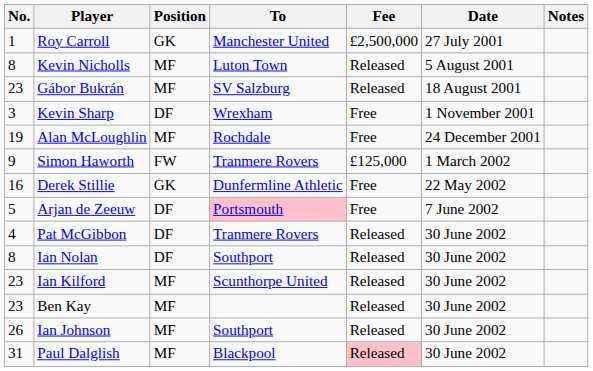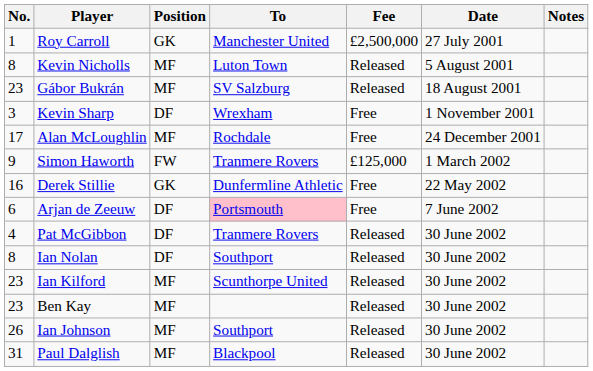(16, 137) 19 -> (16, 137) 17
(12, 209) 5 -> (12, 209) 6
(377, 354) pink background -> (377, 354) no background
